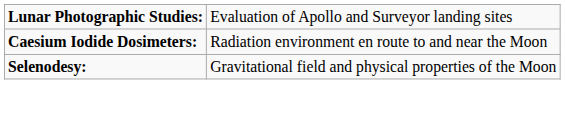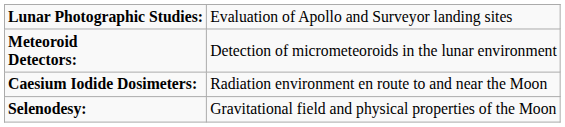+ row: (43, 50)
